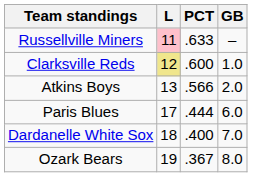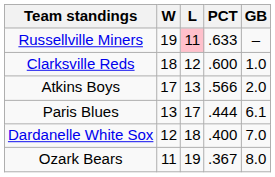+ column: (169, 16)
(169, 64) khaki background -> (192, 64) no background
(232, 111) 6.0 -> (256, 111) 6.1
